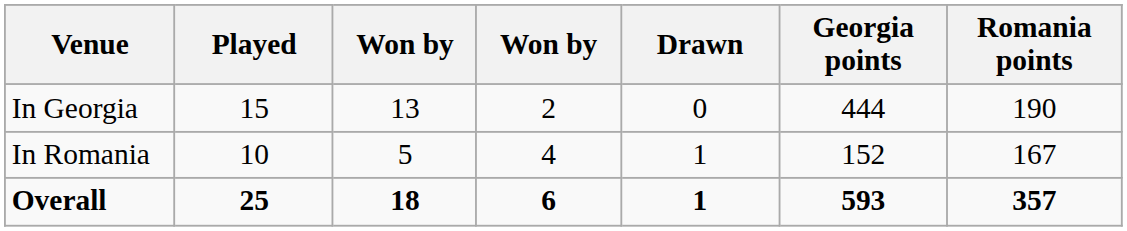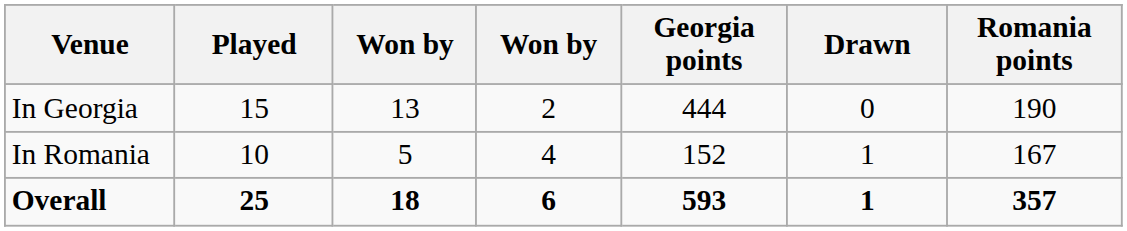columns swapped: (700, 44) <-> (863, 44)
